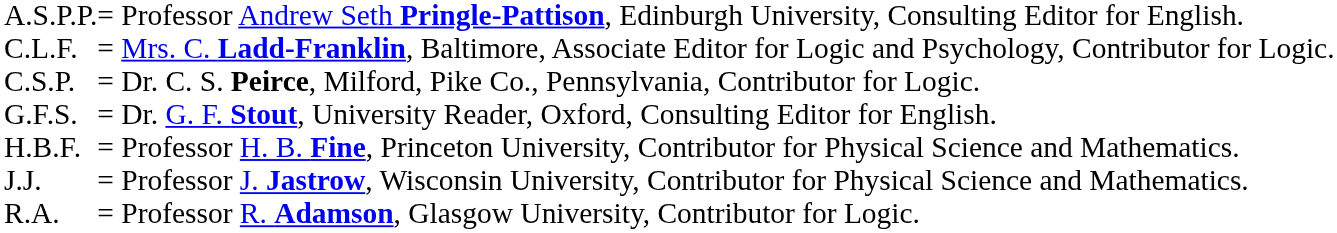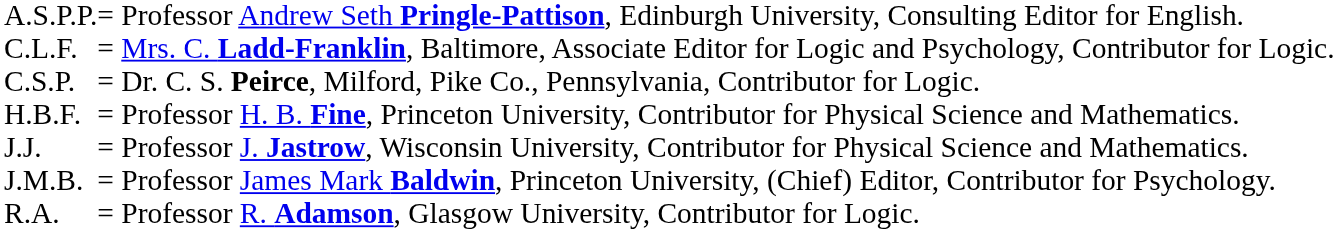- row: (41, 114)
+ row: (44, 180)
